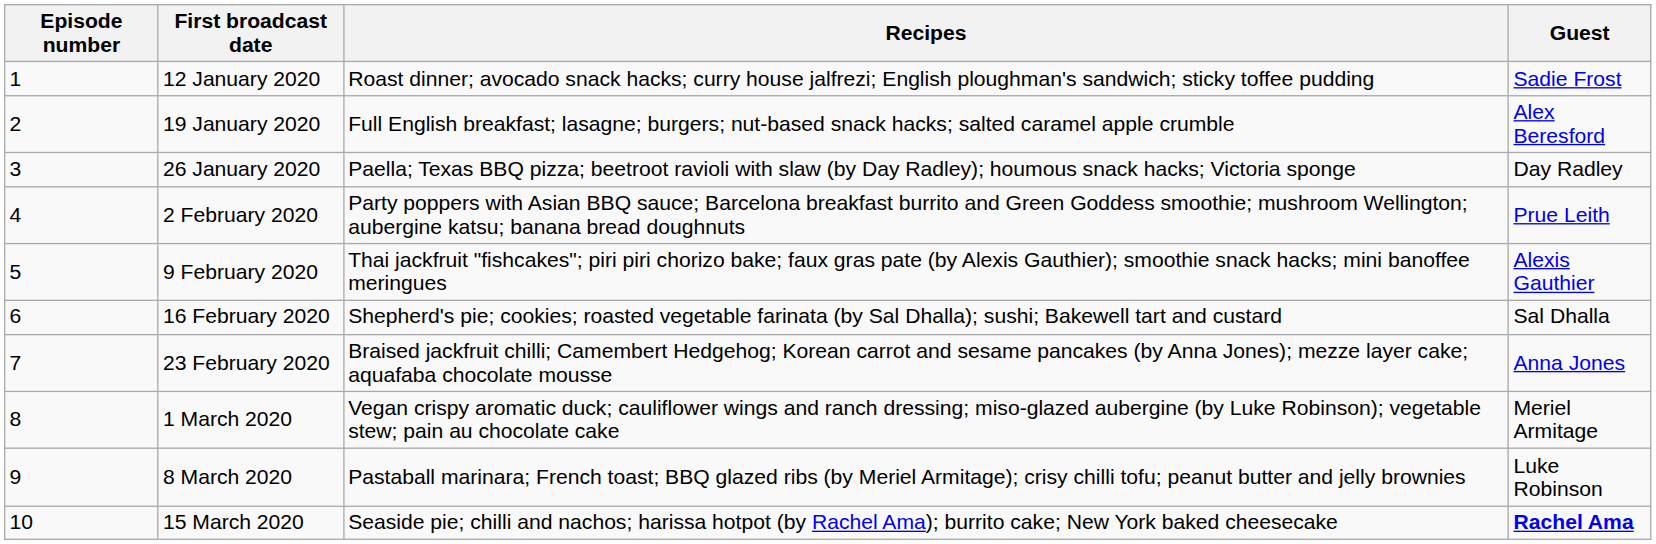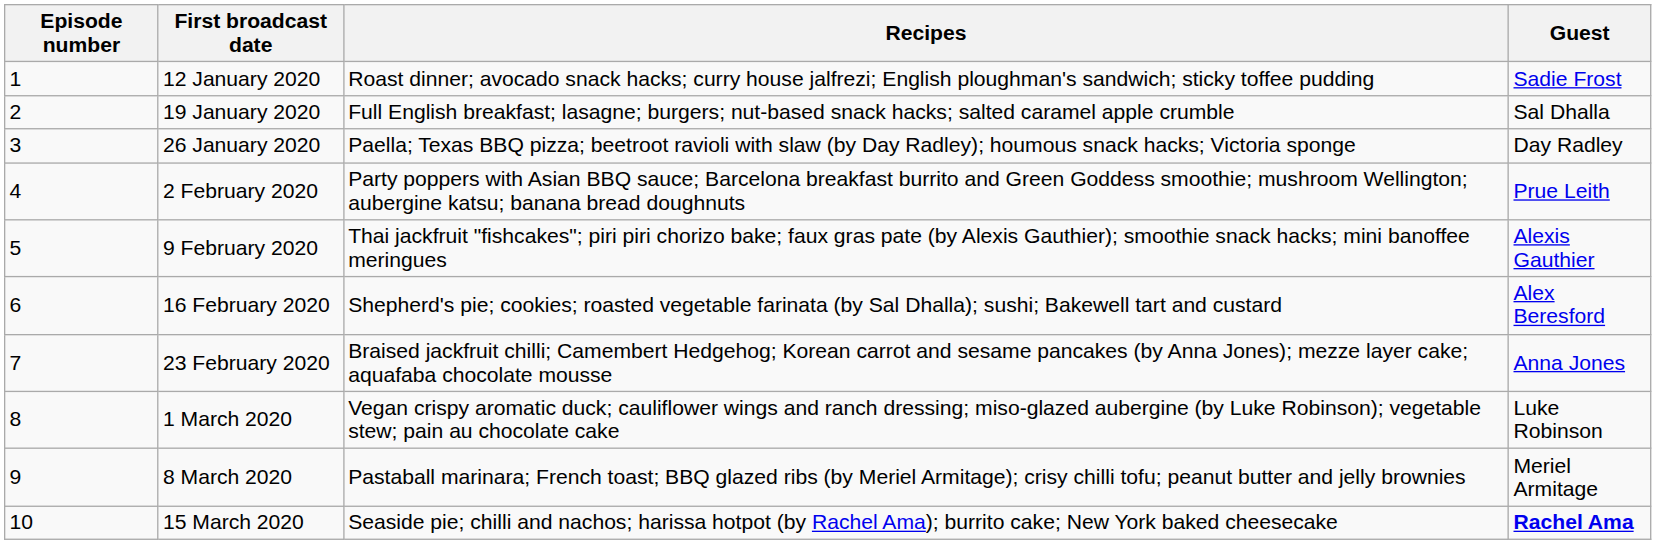(1559, 123) Alex Beresford -> (1562, 111) Sal Dhalla
(1562, 317) Sal Dhalla -> (1559, 305) Alex Beresford
(1556, 419) Meriel Armitage -> (1558, 419) Luke Robinson
(1558, 477) Luke Robinson -> (1556, 477) Meriel Armitage
